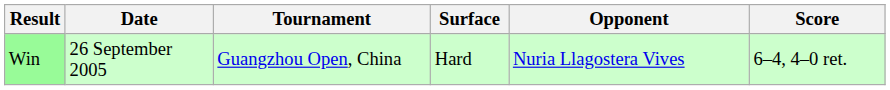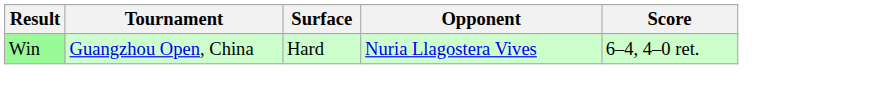- column: (139, 19)
